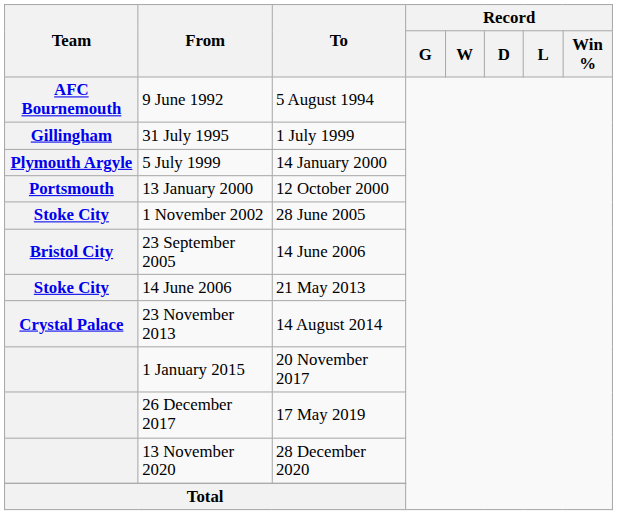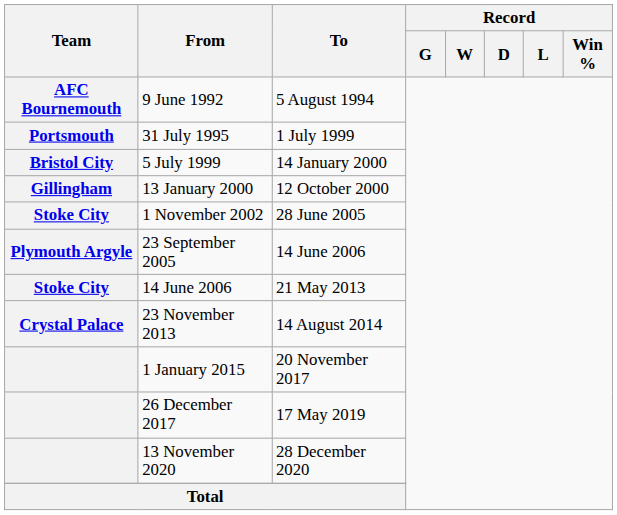(71, 135) Gillingham -> (71, 135) Portsmouth
(71, 162) Plymouth Argyle -> (71, 162) Bristol City
(71, 188) Portsmouth -> (71, 188) Gillingham
(71, 251) Bristol City -> (71, 251) Plymouth Argyle
